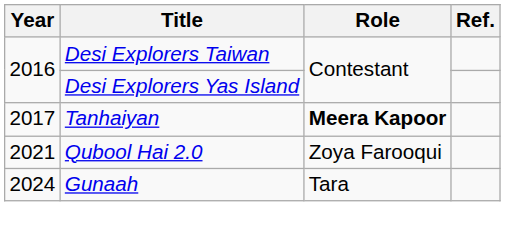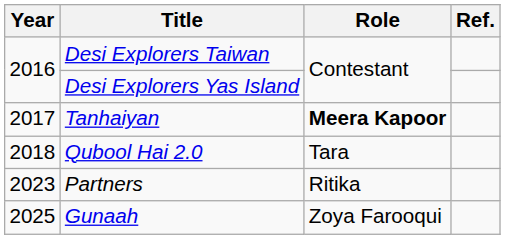(32, 151) 2021 -> (32, 151) 2018
(375, 151) Zoya Farooqui -> (329, 151) Tara
+ row: (104, 184)
(32, 184) 2024 -> (32, 217) 2025
(329, 184) Tara -> (375, 217) Zoya Farooqui
